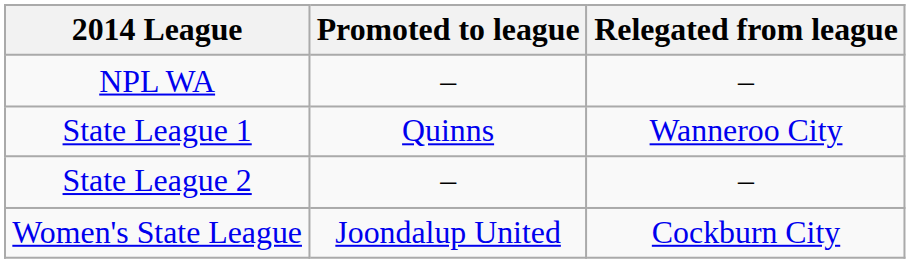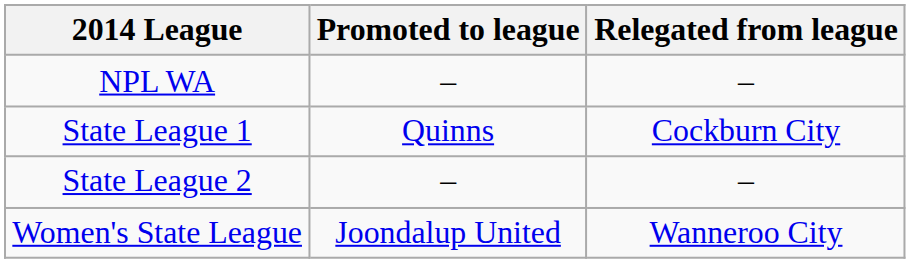(746, 130) Wanneroo City -> (746, 130) Cockburn City
(746, 231) Cockburn City -> (746, 231) Wanneroo City
